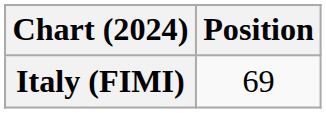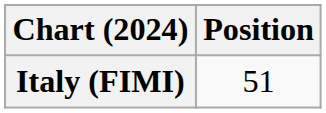(259, 81) 69 -> (259, 81) 51
